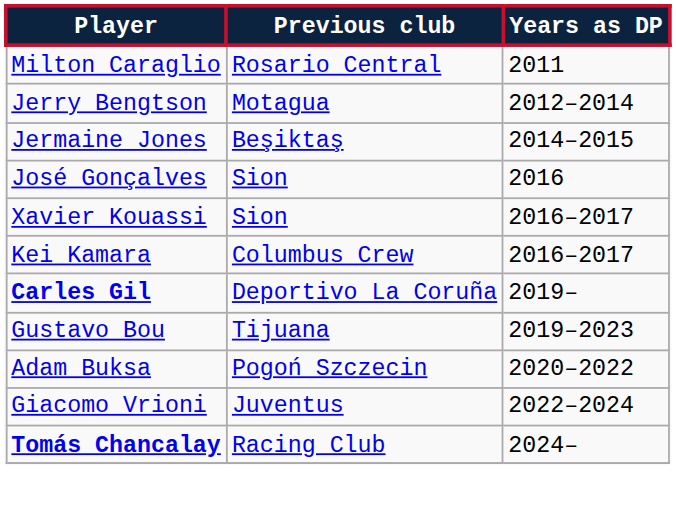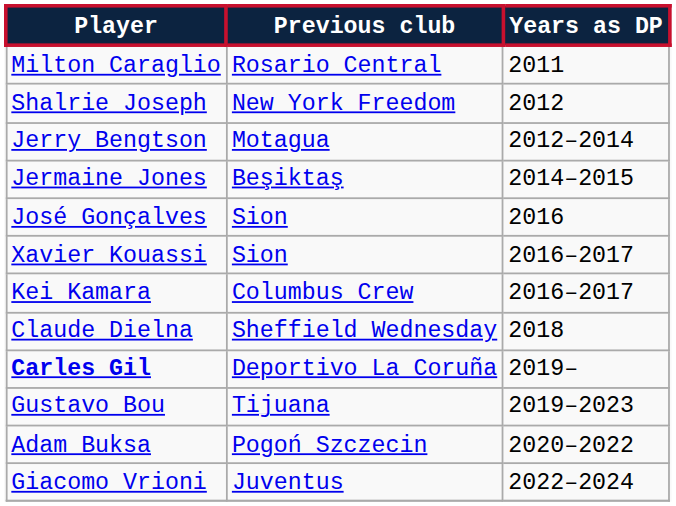+ row: (109, 103)
+ row: (102, 331)
- row: (116, 445)
